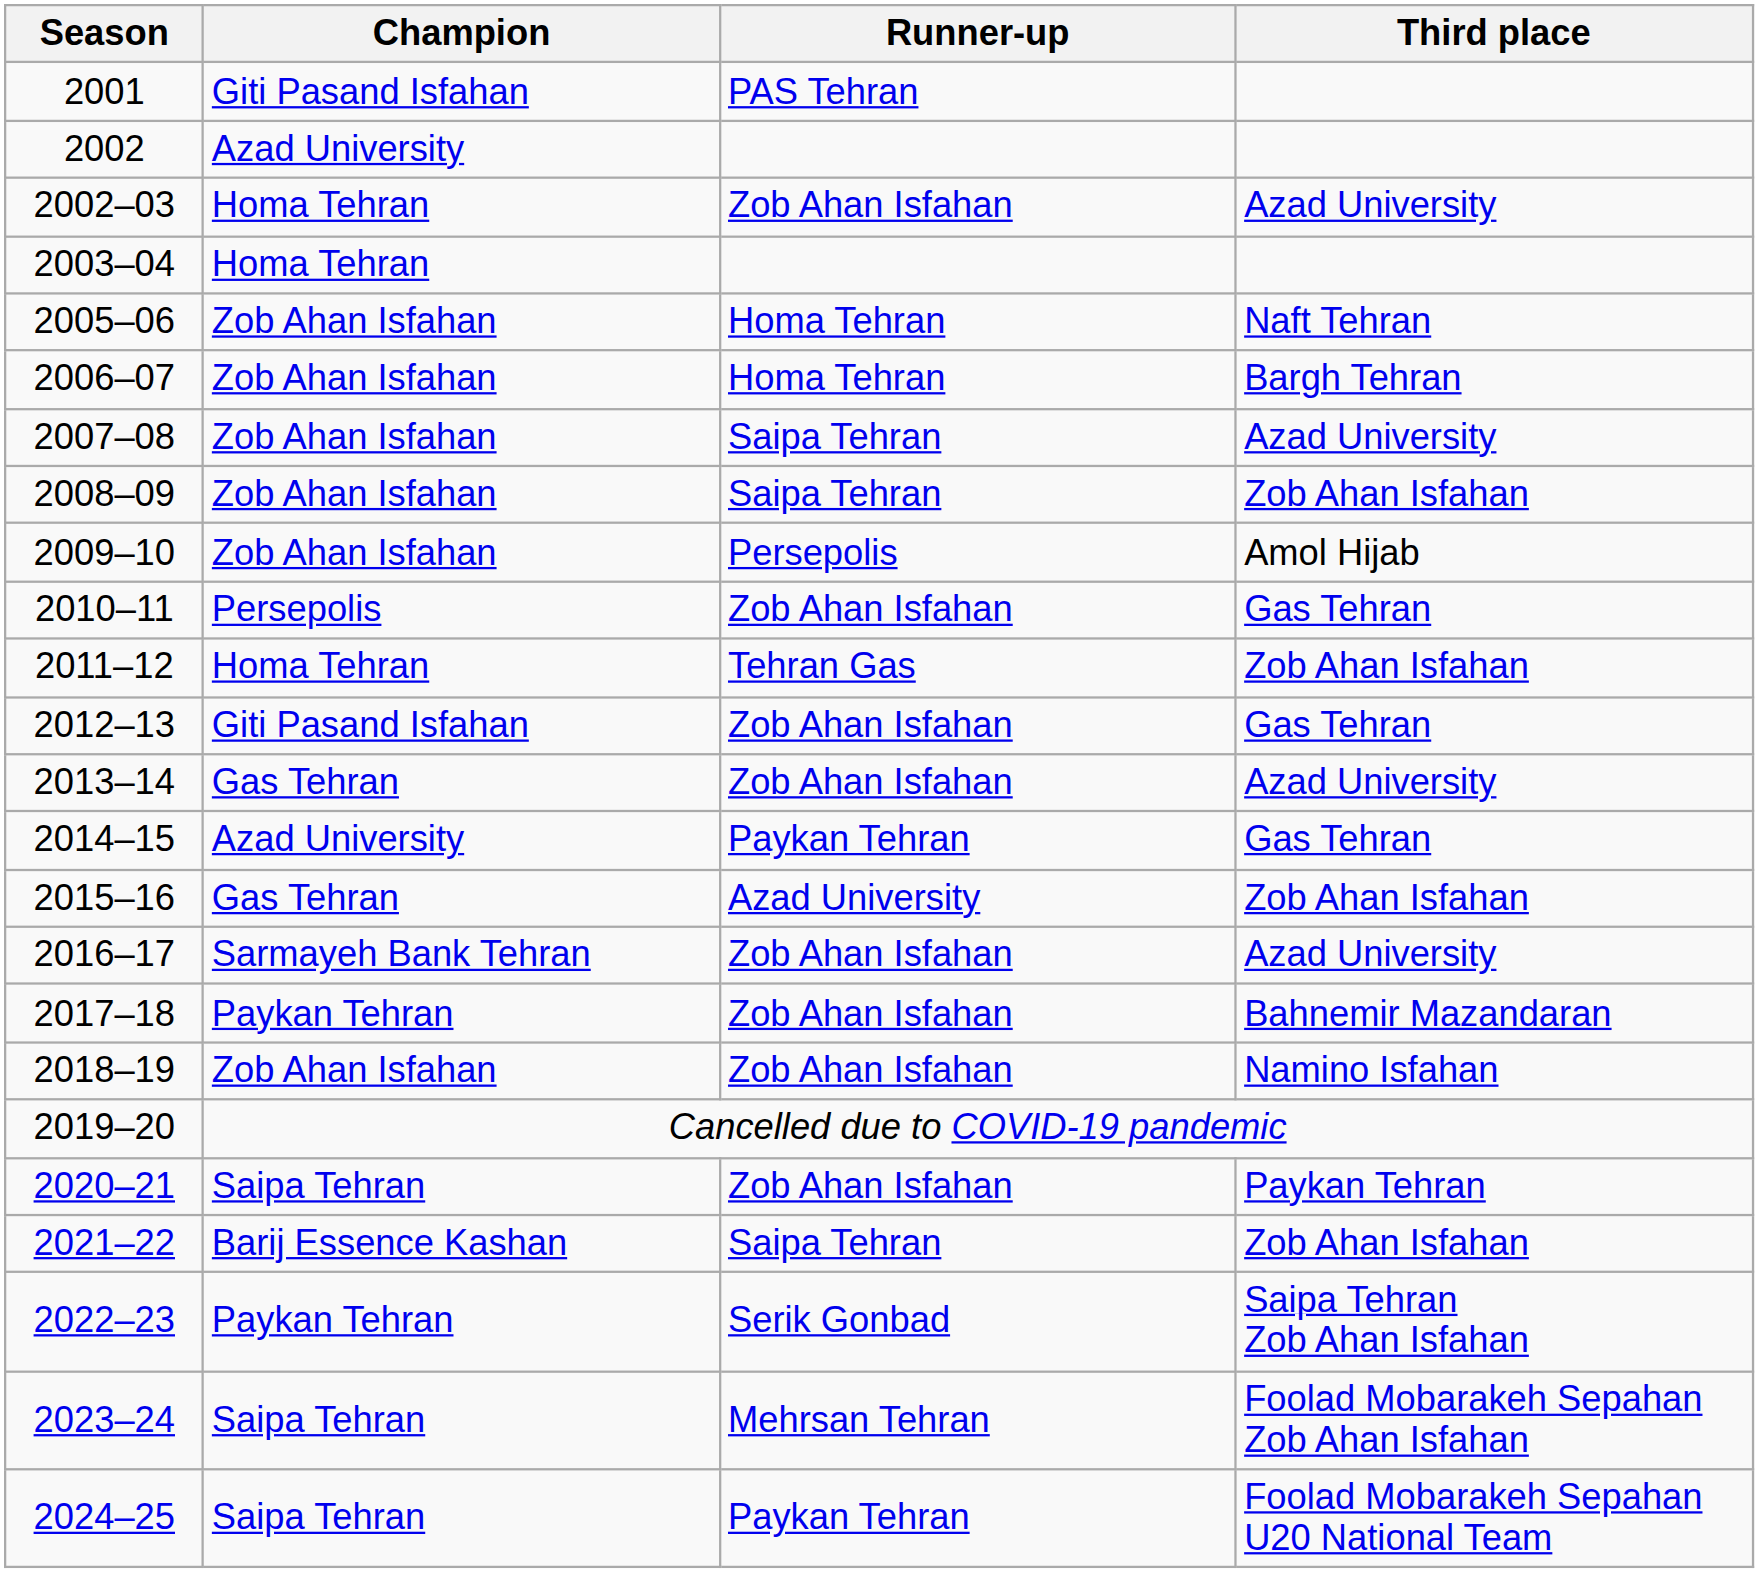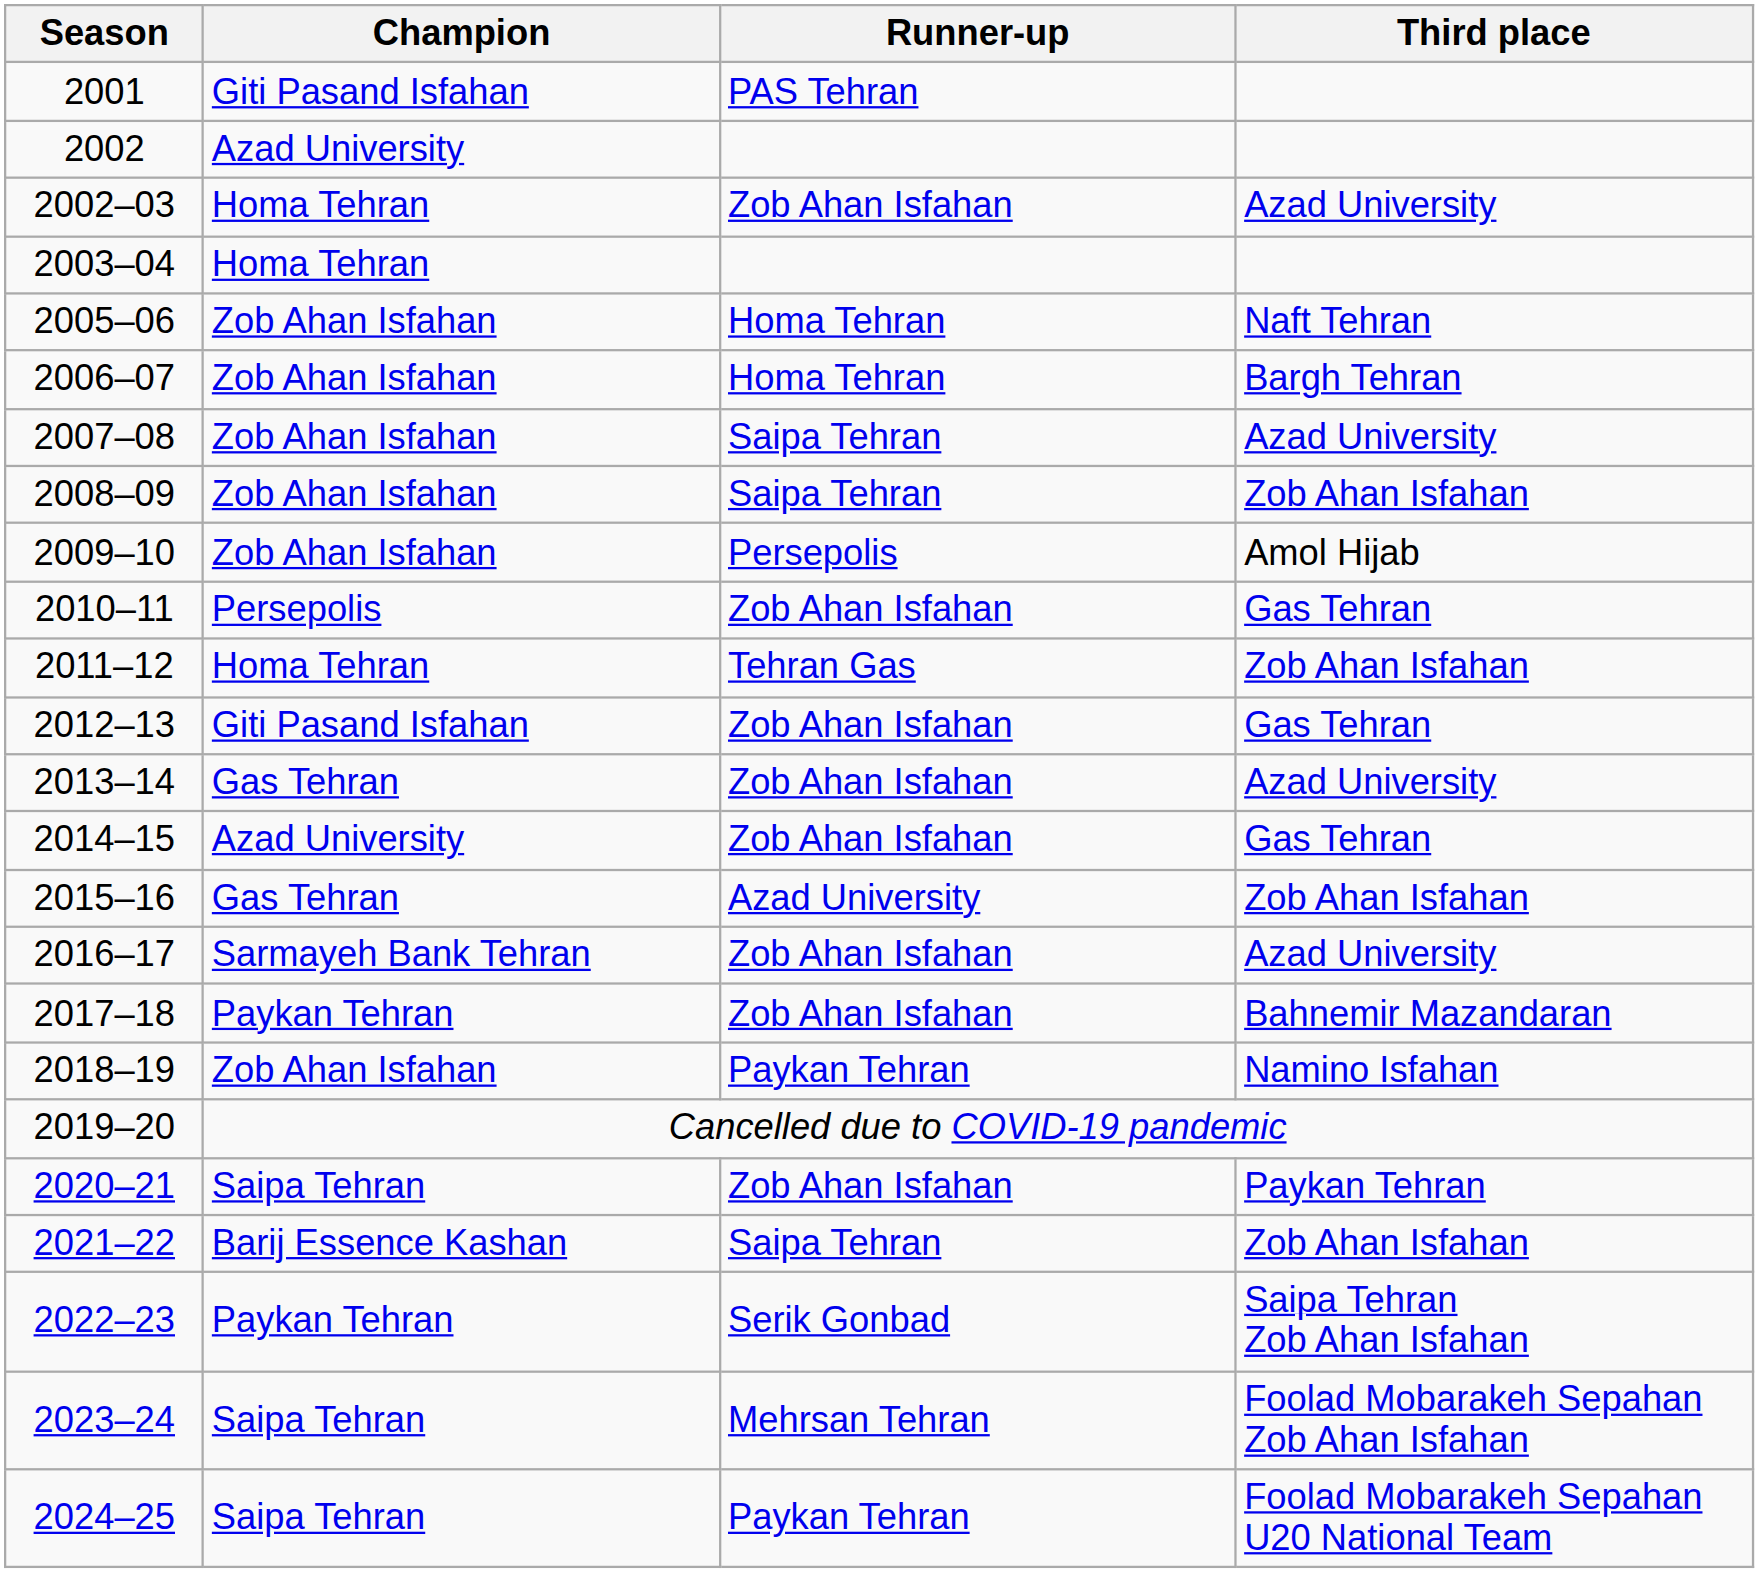(849, 839) Paykan Tehran -> (870, 839) Zob Ahan Isfahan
(870, 1070) Zob Ahan Isfahan -> (849, 1070) Paykan Tehran
